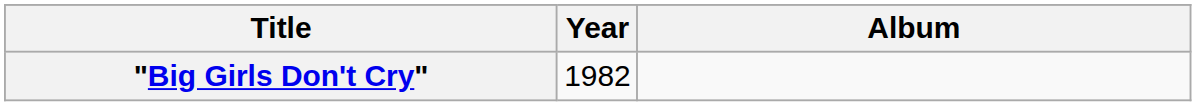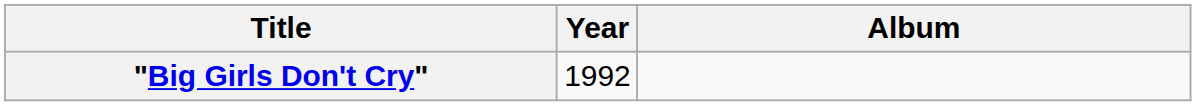(597, 75) 1982 -> (597, 75) 1992
